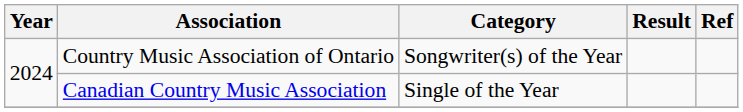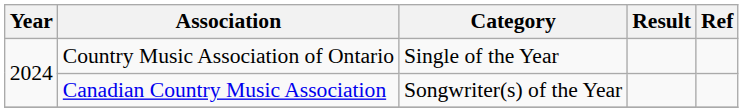(513, 55) Songwriter(s) of the Year -> (481, 55) Single of the Year
(481, 90) Single of the Year -> (513, 90) Songwriter(s) of the Year
